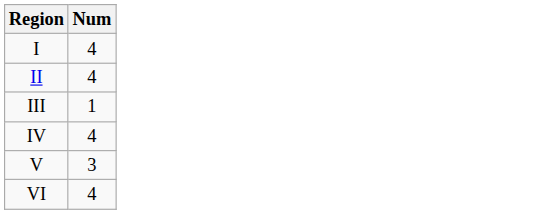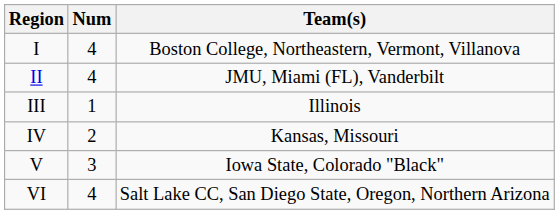+ column: (335, 19)
(92, 135) 4 -> (92, 135) 2
